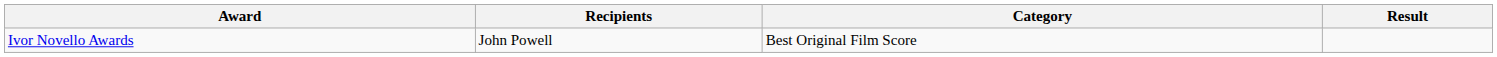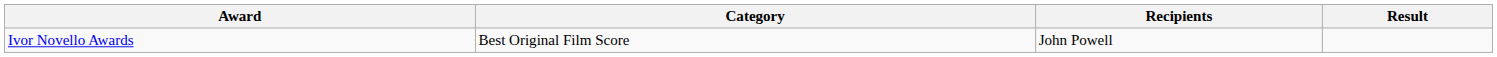columns swapped: (1042, 16) <-> (619, 16)
